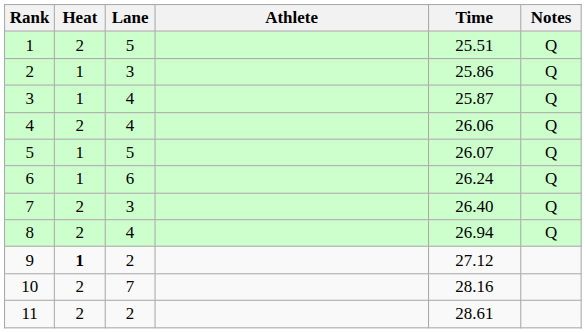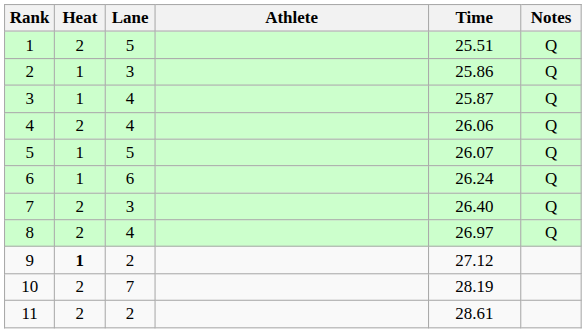(474, 233) 26.94 -> (474, 233) 26.97
(474, 286) 28.16 -> (474, 286) 28.19
